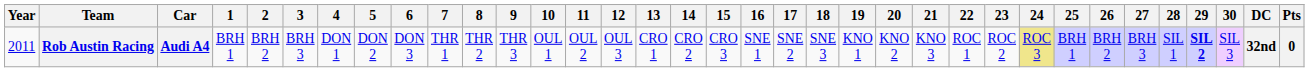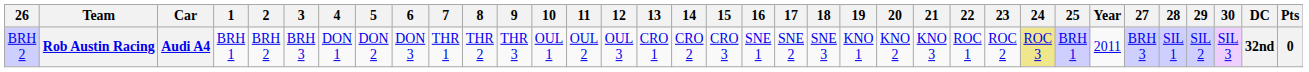columns swapped: (22, 15) <-> (1107, 15)
(1201, 46) bold -> (1201, 46) normal
